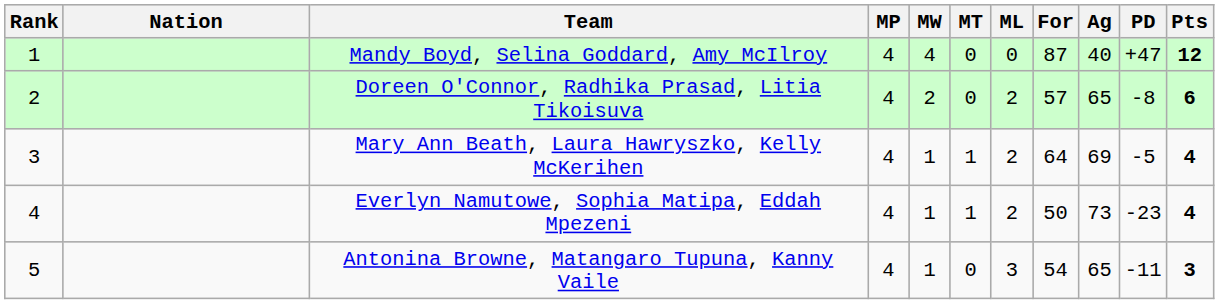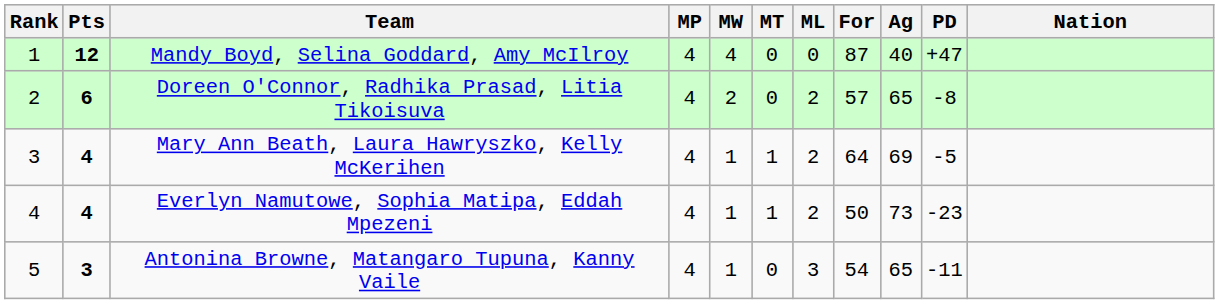columns swapped: (186, 21) <-> (1190, 21)
